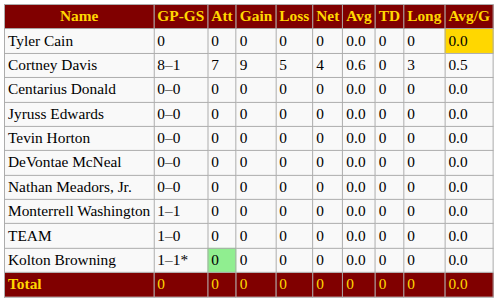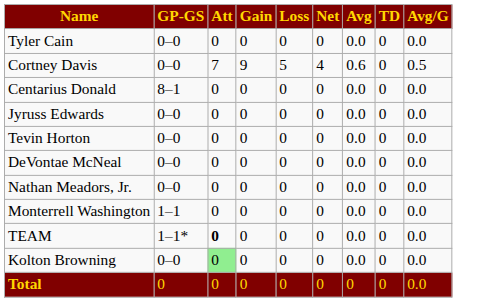- column: (424, 16)
(161, 41) 0 -> (169, 41) 0–0
(458, 41) gold background -> (417, 41) no background
(169, 65) 8–1 -> (169, 65) 0–0
(169, 89) 0–0 -> (169, 89) 8–1
(169, 235) 1–0 -> (173, 235) 1–1*
(215, 235) normal -> (215, 235) bold
(173, 260) 1–1* -> (169, 260) 0–0
